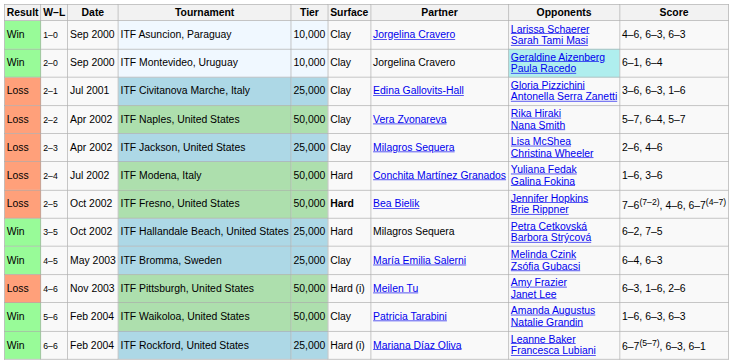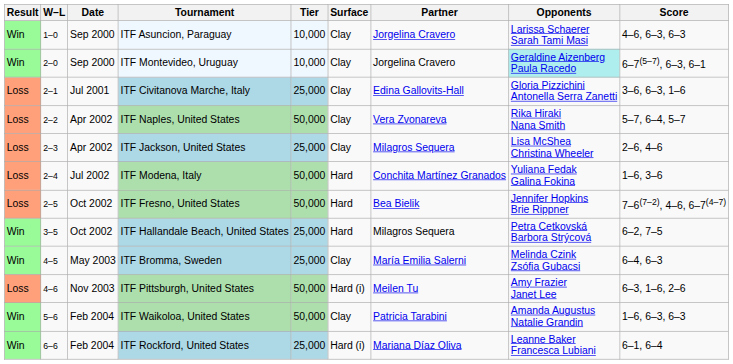(642, 63) 6–1, 6–4 -> (664, 63) 6–7(5–7), 6–3, 6–1
(342, 204) bold -> (341, 204) normal
(664, 345) 6–7(5–7), 6–3, 6–1 -> (642, 345) 6–1, 6–4
